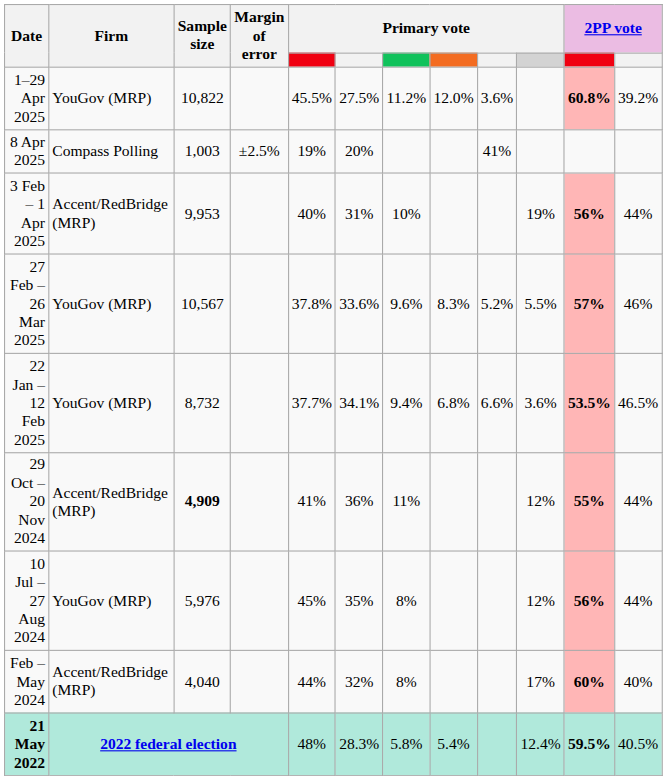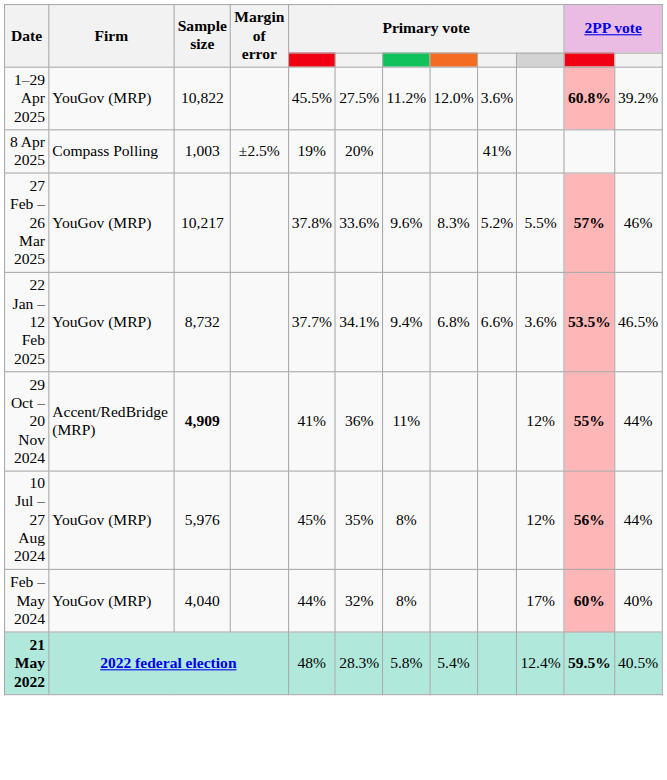- row: (27, 214)
(202, 303) 10,567 -> (202, 223) 10,217
(110, 681) Accent/RedBridge (MRP) -> (102, 601) YouGov (MRP)
